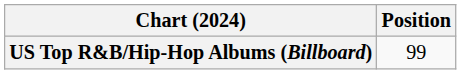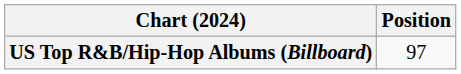(416, 52) 99 -> (416, 52) 97
